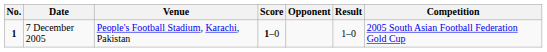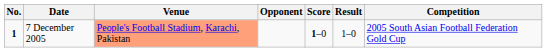columns swapped: (309, 12) <-> (272, 12)
(168, 33) no background -> (168, 33) lightsalmon background
